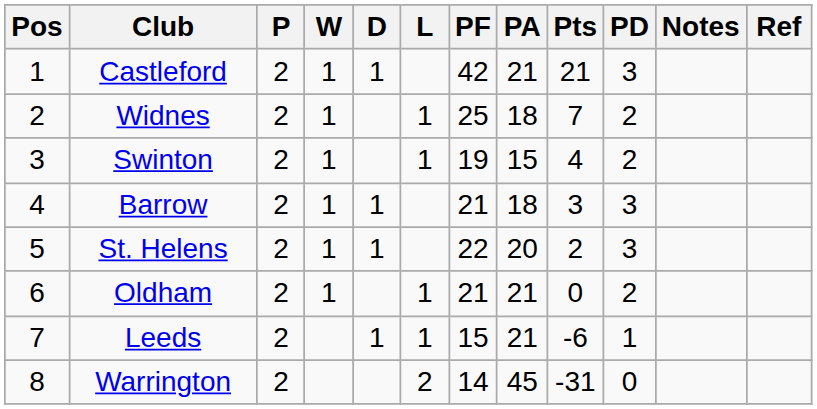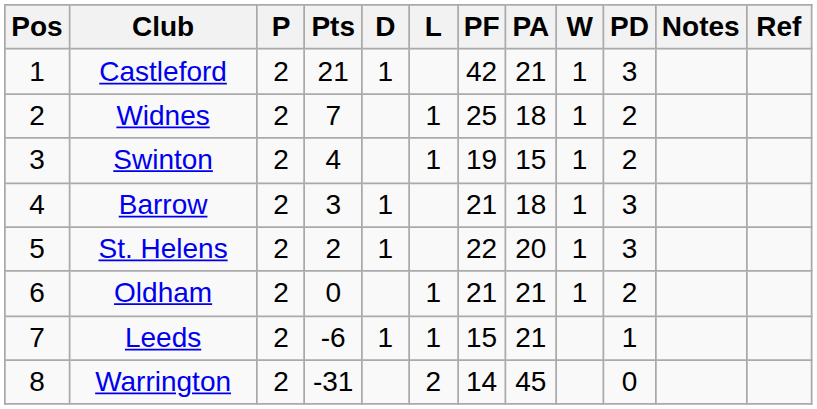columns swapped: (329, 26) <-> (575, 26)
